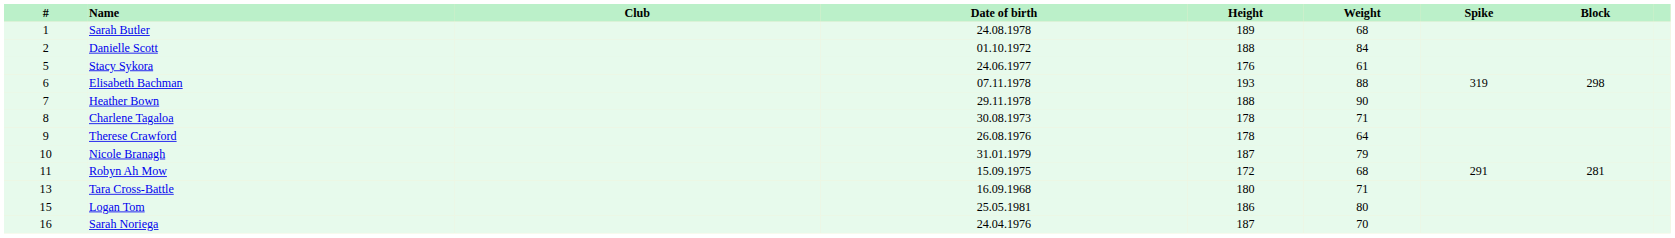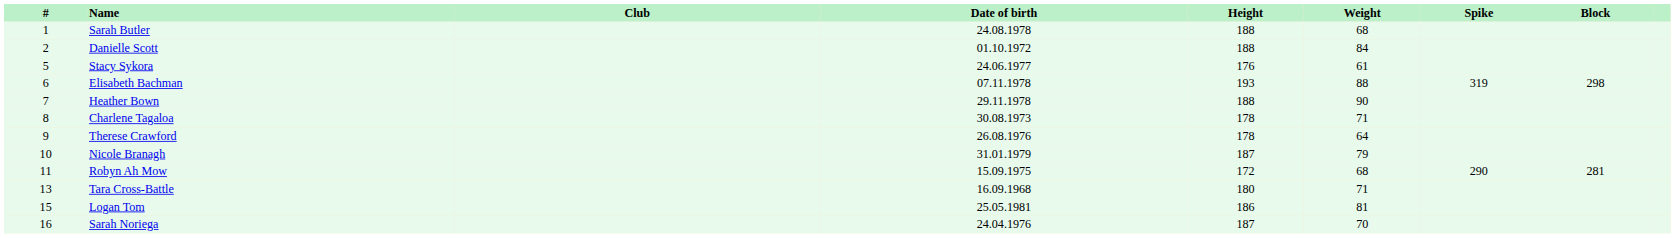(1246, 30) 189 -> (1246, 30) 188
(1479, 171) 291 -> (1479, 171) 290
(1362, 206) 80 -> (1362, 206) 81
